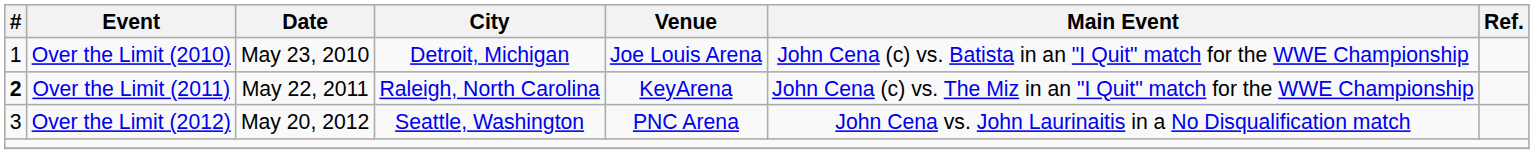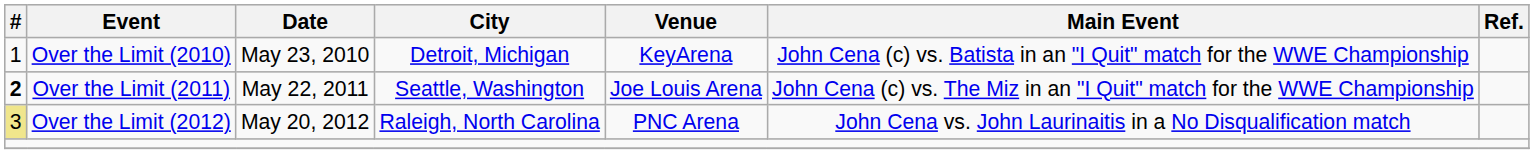(686, 55) Joe Louis Arena -> (686, 55) KeyArena
(490, 88) Raleigh, North Carolina -> (490, 88) Seattle, Washington
(686, 88) KeyArena -> (686, 88) Joe Louis Arena
(16, 121) no background -> (16, 121) khaki background
(490, 121) Seattle, Washington -> (490, 121) Raleigh, North Carolina
